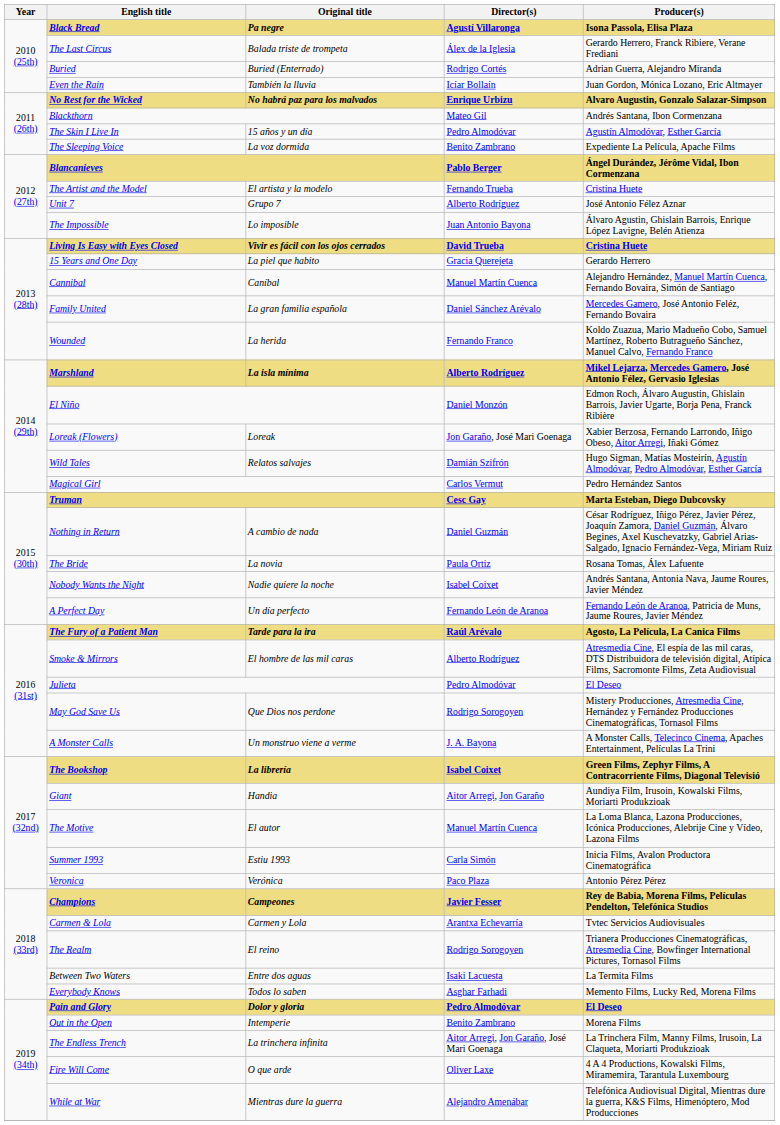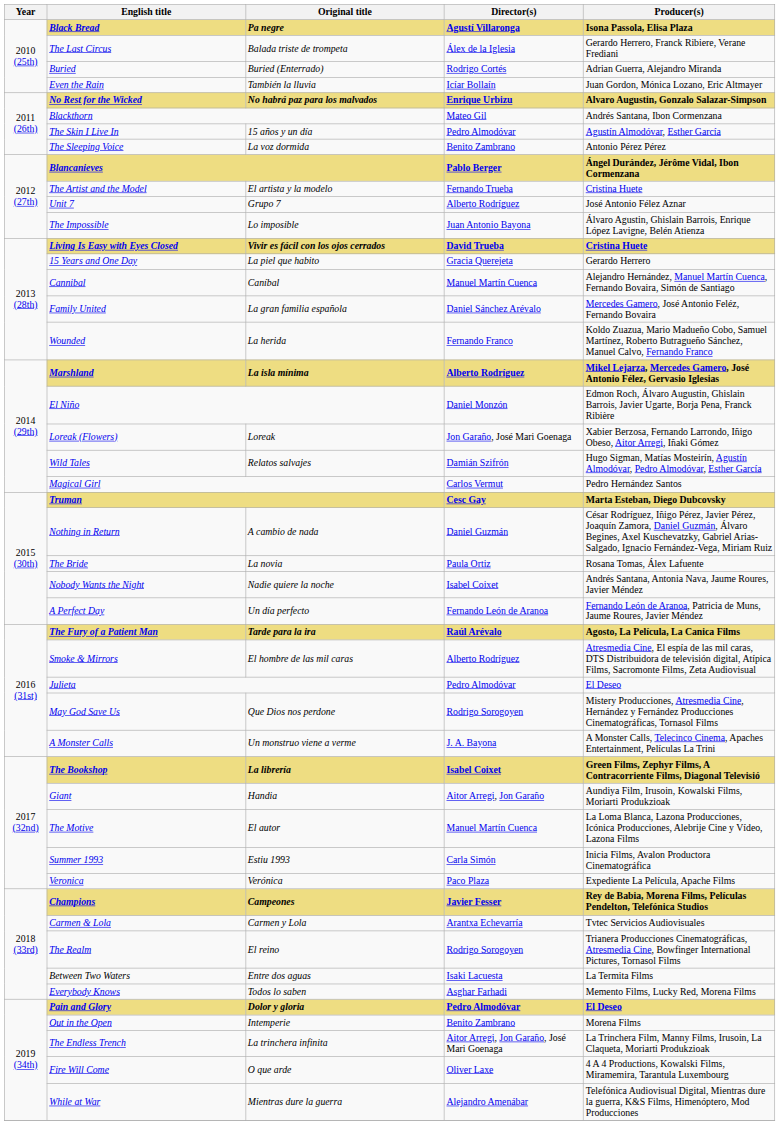(660, 147) Expediente La Película, Apache Films -> (626, 147) Antonio Pérez Pérez
(626, 881) Antonio Pérez Pérez -> (660, 881) Expediente La Película, Apache Films
